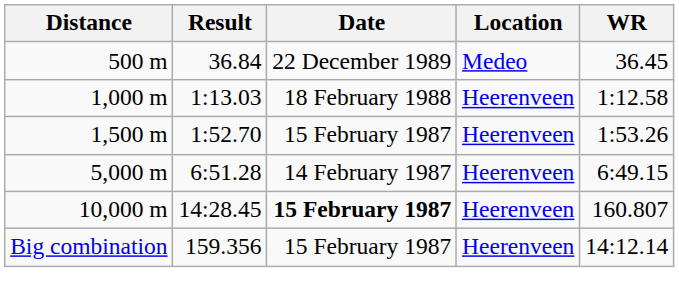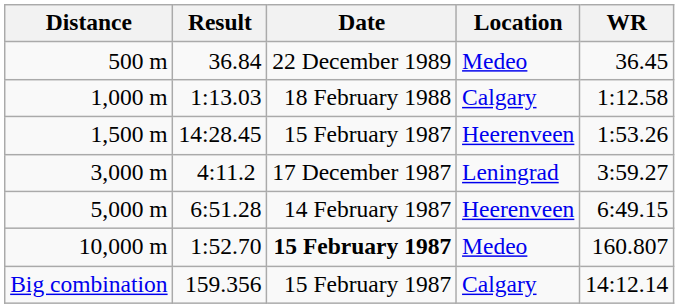(518, 97) Heerenveen -> (499, 97) Calgary
(226, 135) 1:52.70 -> (220, 135) 14:28.45
+ row: (129, 172)
(220, 209) 14:28.45 -> (226, 246) 1:52.70
(518, 209) Heerenveen -> (495, 246) Medeo
(518, 246) Heerenveen -> (499, 284) Calgary
